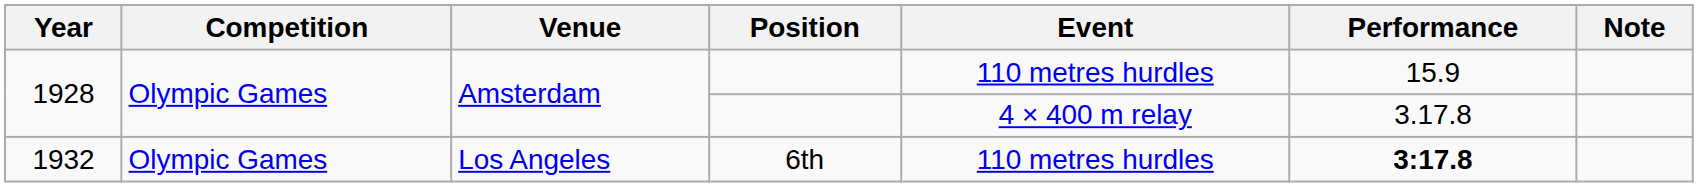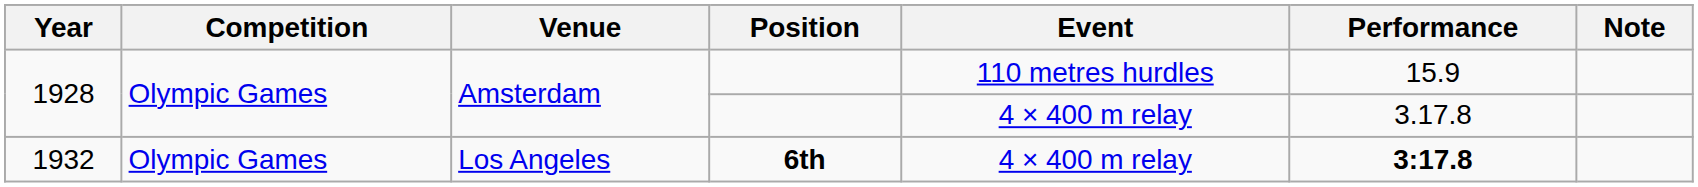(805, 160) normal -> (805, 160) bold
(1095, 160) 110 metres hurdles -> (1095, 160) 4 × 400 m relay
